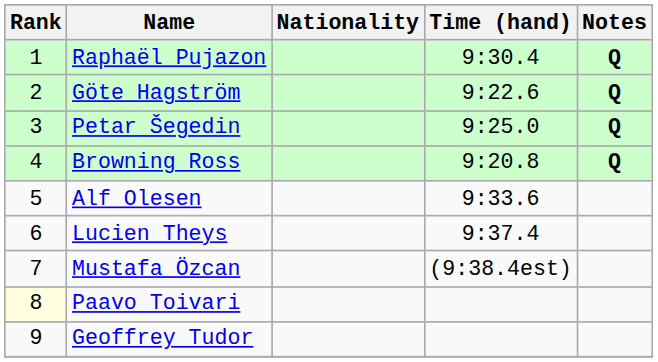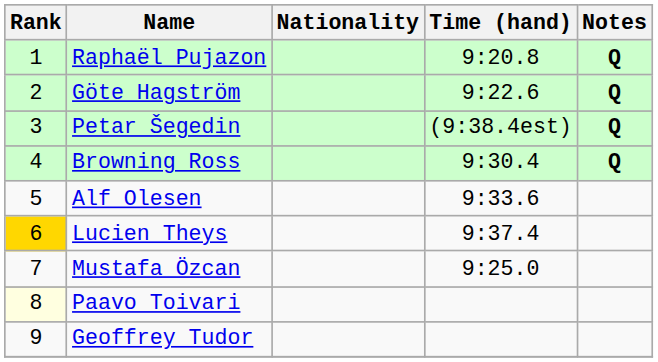(501, 58) 9:30.4 -> (501, 58) 9:20.8
(501, 128) 9:25.0 -> (501, 128) (9:38.4est)
(501, 163) 9:20.8 -> (501, 163) 9:30.4
(36, 233) no background -> (36, 233) gold background
(501, 269) (9:38.4est) -> (501, 269) 9:25.0
